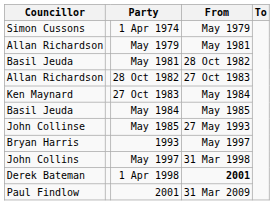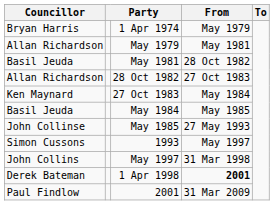(46, 29) Simon Cussons -> (43, 29) Bryan Harris
(43, 143) Bryan Harris -> (46, 143) Simon Cussons
